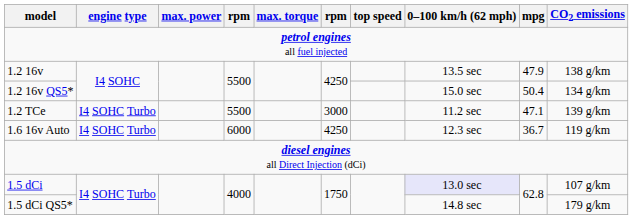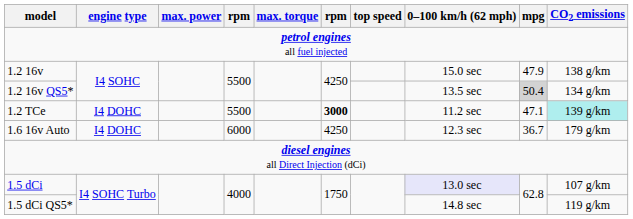(462, 71) 13.5 sec -> (462, 71) 15.0 sec
(462, 91) 15.0 sec -> (462, 91) 13.5 sec
(533, 91) no background -> (533, 91) lightgrey background
(117, 111) I4 SOHC Turbo -> (117, 111) I4 DOHC
(336, 111) normal -> (336, 111) bold
(588, 111) no background -> (588, 111) paleturquoise background
(117, 130) I4 SOHC Turbo -> (117, 130) I4 DOHC
(588, 130) 119 g/km -> (588, 130) 179 g/km
(588, 204) 179 g/km -> (588, 204) 119 g/km
